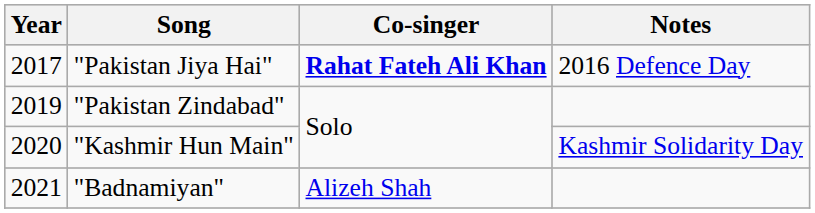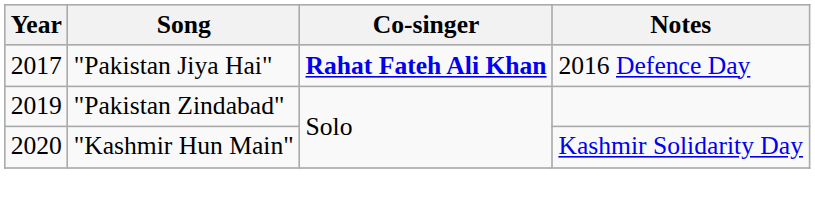- row: (149, 187)
